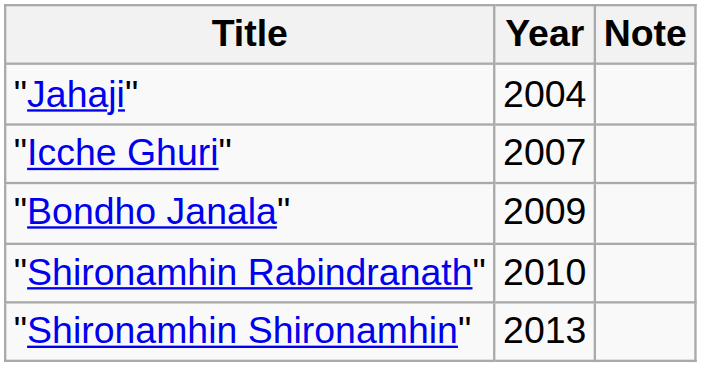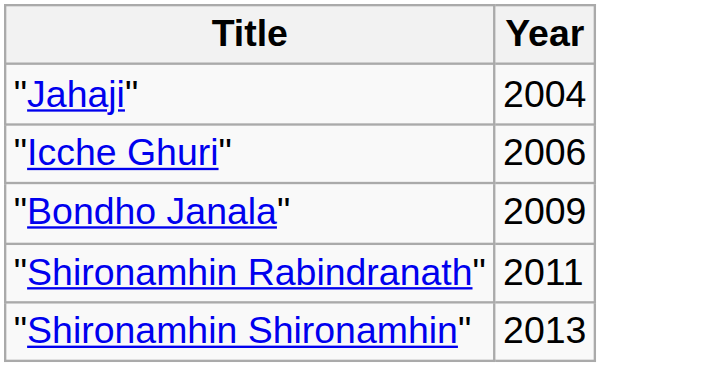- column: (645, 34)
(545, 152) 2007 -> (545, 152) 2006
(545, 271) 2010 -> (543, 271) 2011
